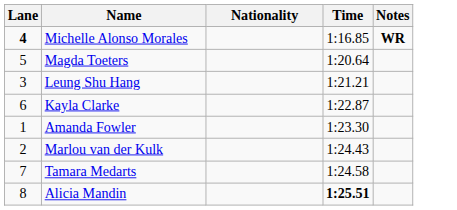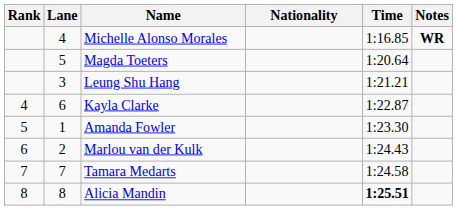+ column: (24, 15)
(23, 37) bold -> (62, 37) normal
